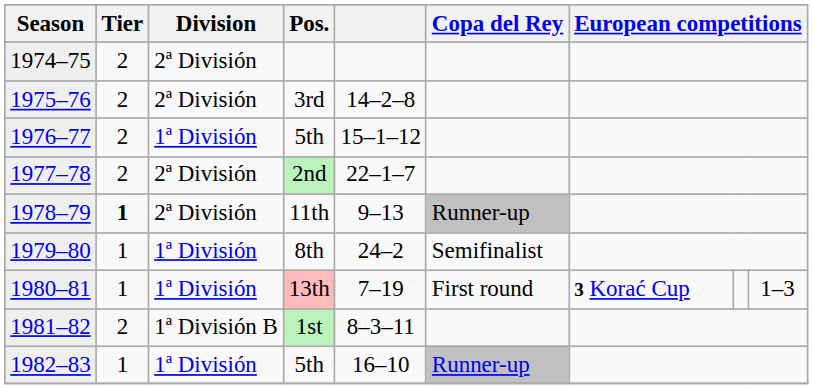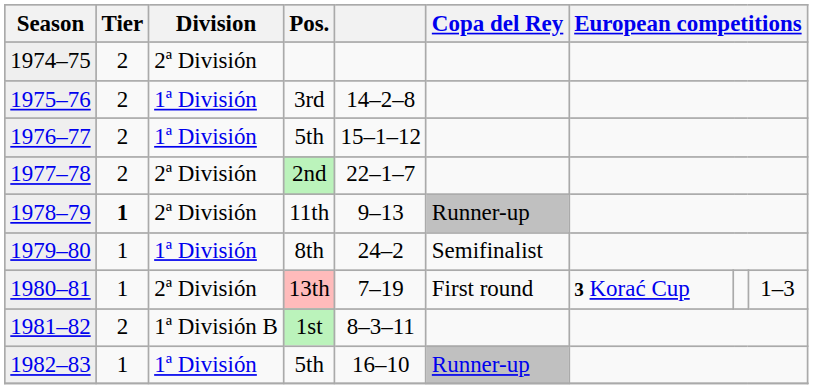(206, 98) 2ª División -> (206, 98) 1ª División
(206, 288) 1ª División -> (206, 288) 2ª División
